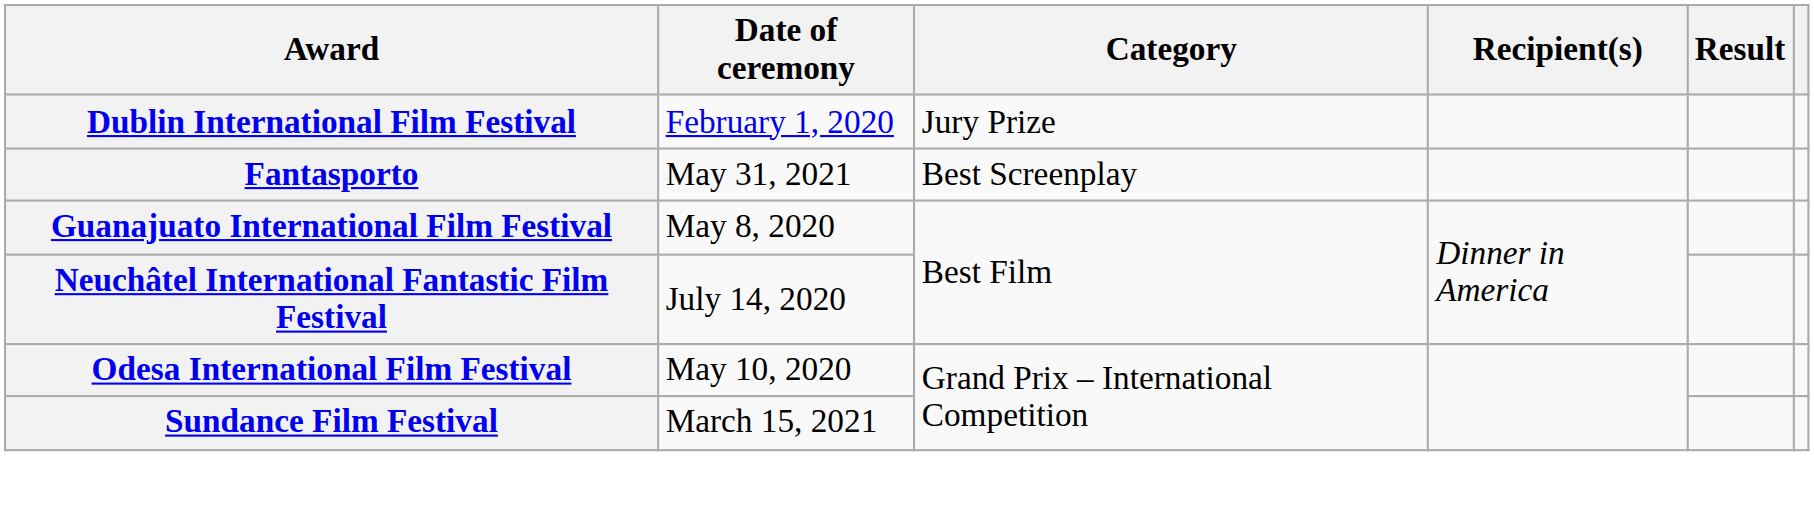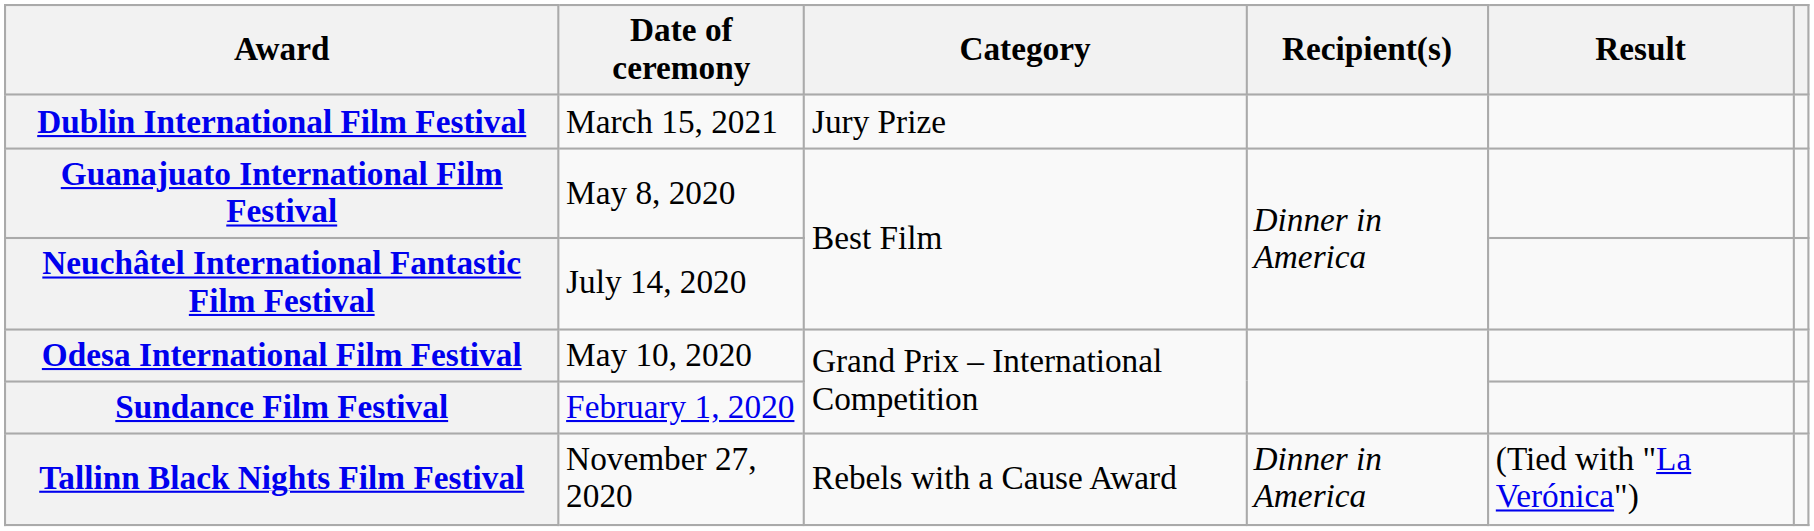(780, 121) February 1, 2020 -> (672, 121) March 15, 2021
- row: (332, 173)
(771, 422) March 15, 2021 -> (680, 407) February 1, 2020
+ row: (282, 478)
